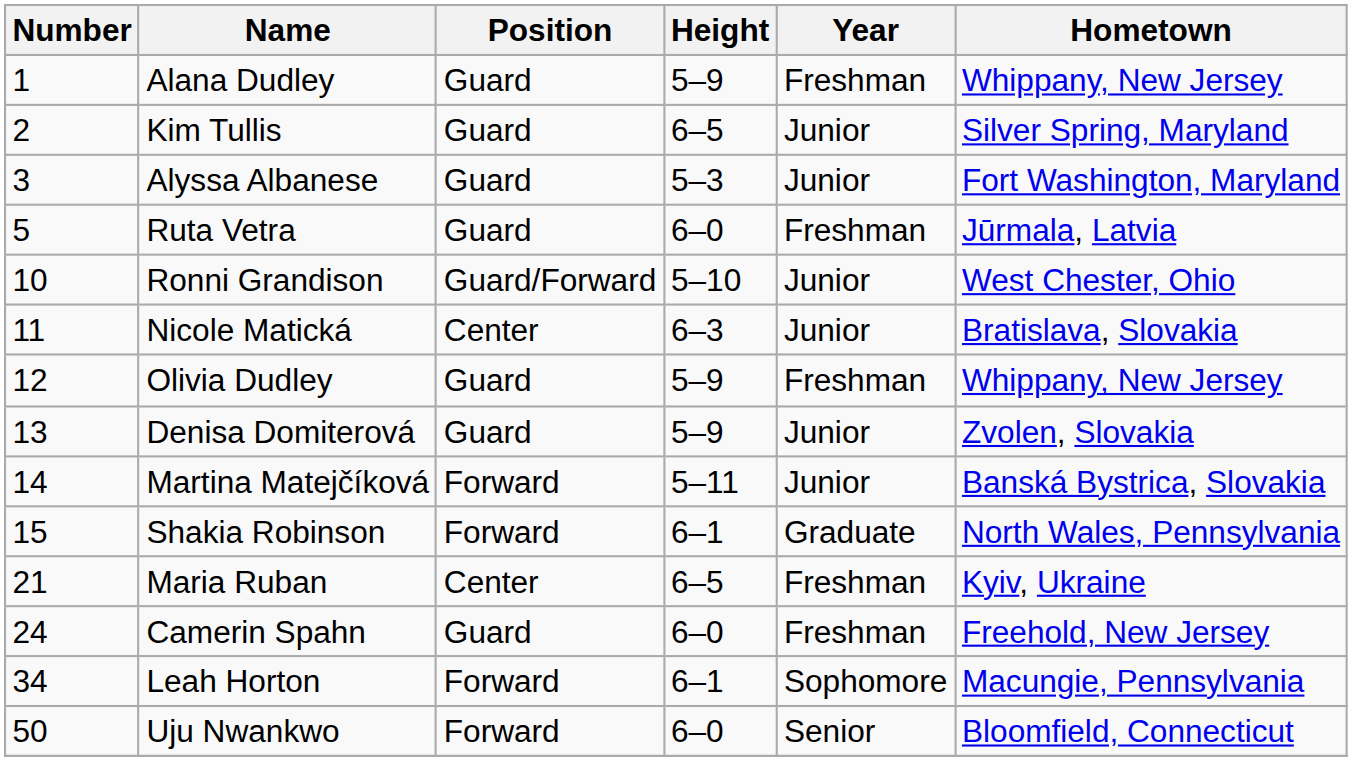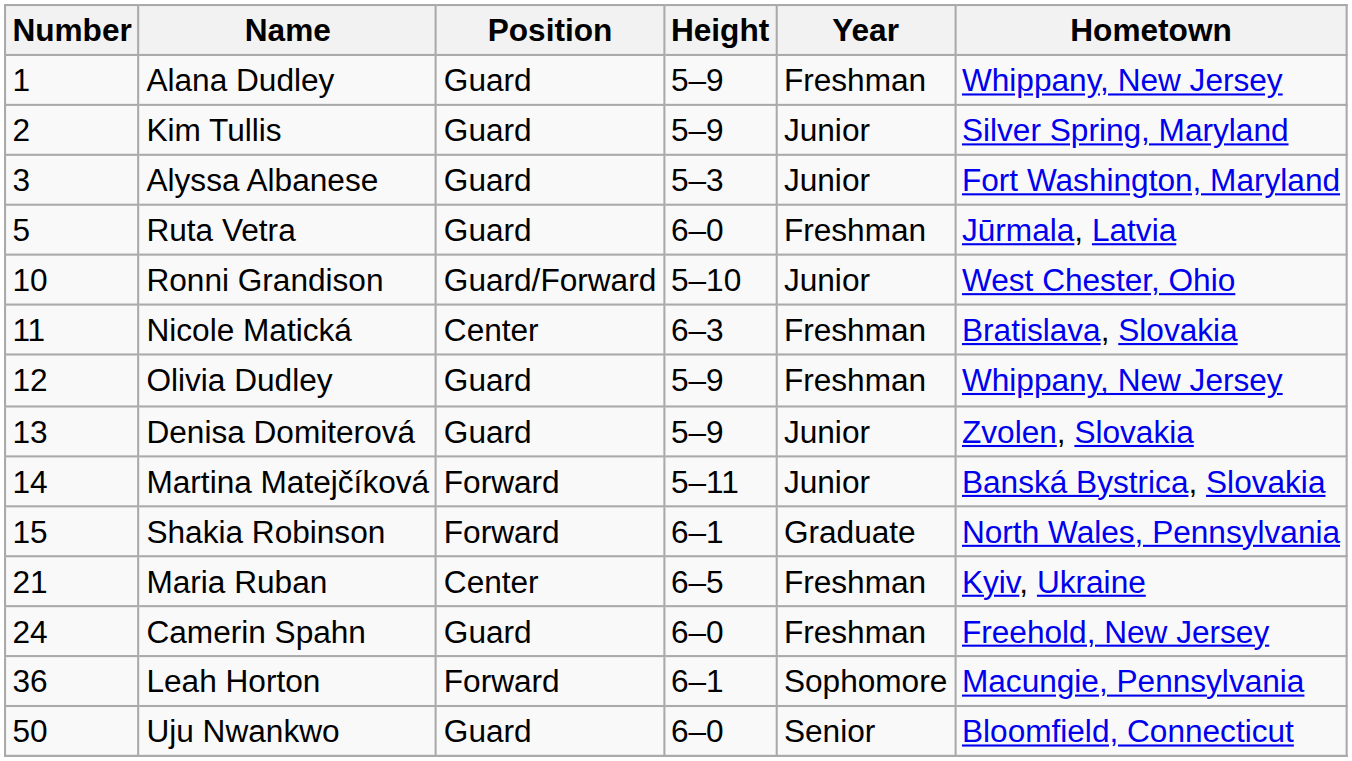(697, 130) 6–5 -> (697, 130) 5–9
(827, 331) Junior -> (855, 331) Freshman
(30, 681) 34 -> (30, 681) 36
(502, 731) Forward -> (488, 731) Guard
